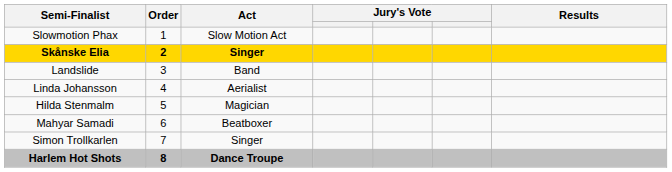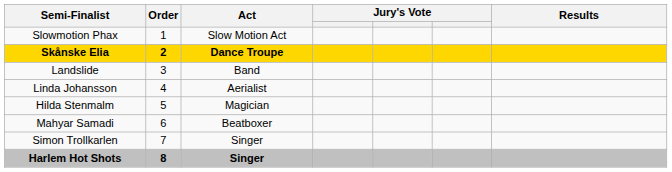(247, 53) Singer -> (247, 53) Dance Troupe
(247, 158) Dance Troupe -> (247, 158) Singer
